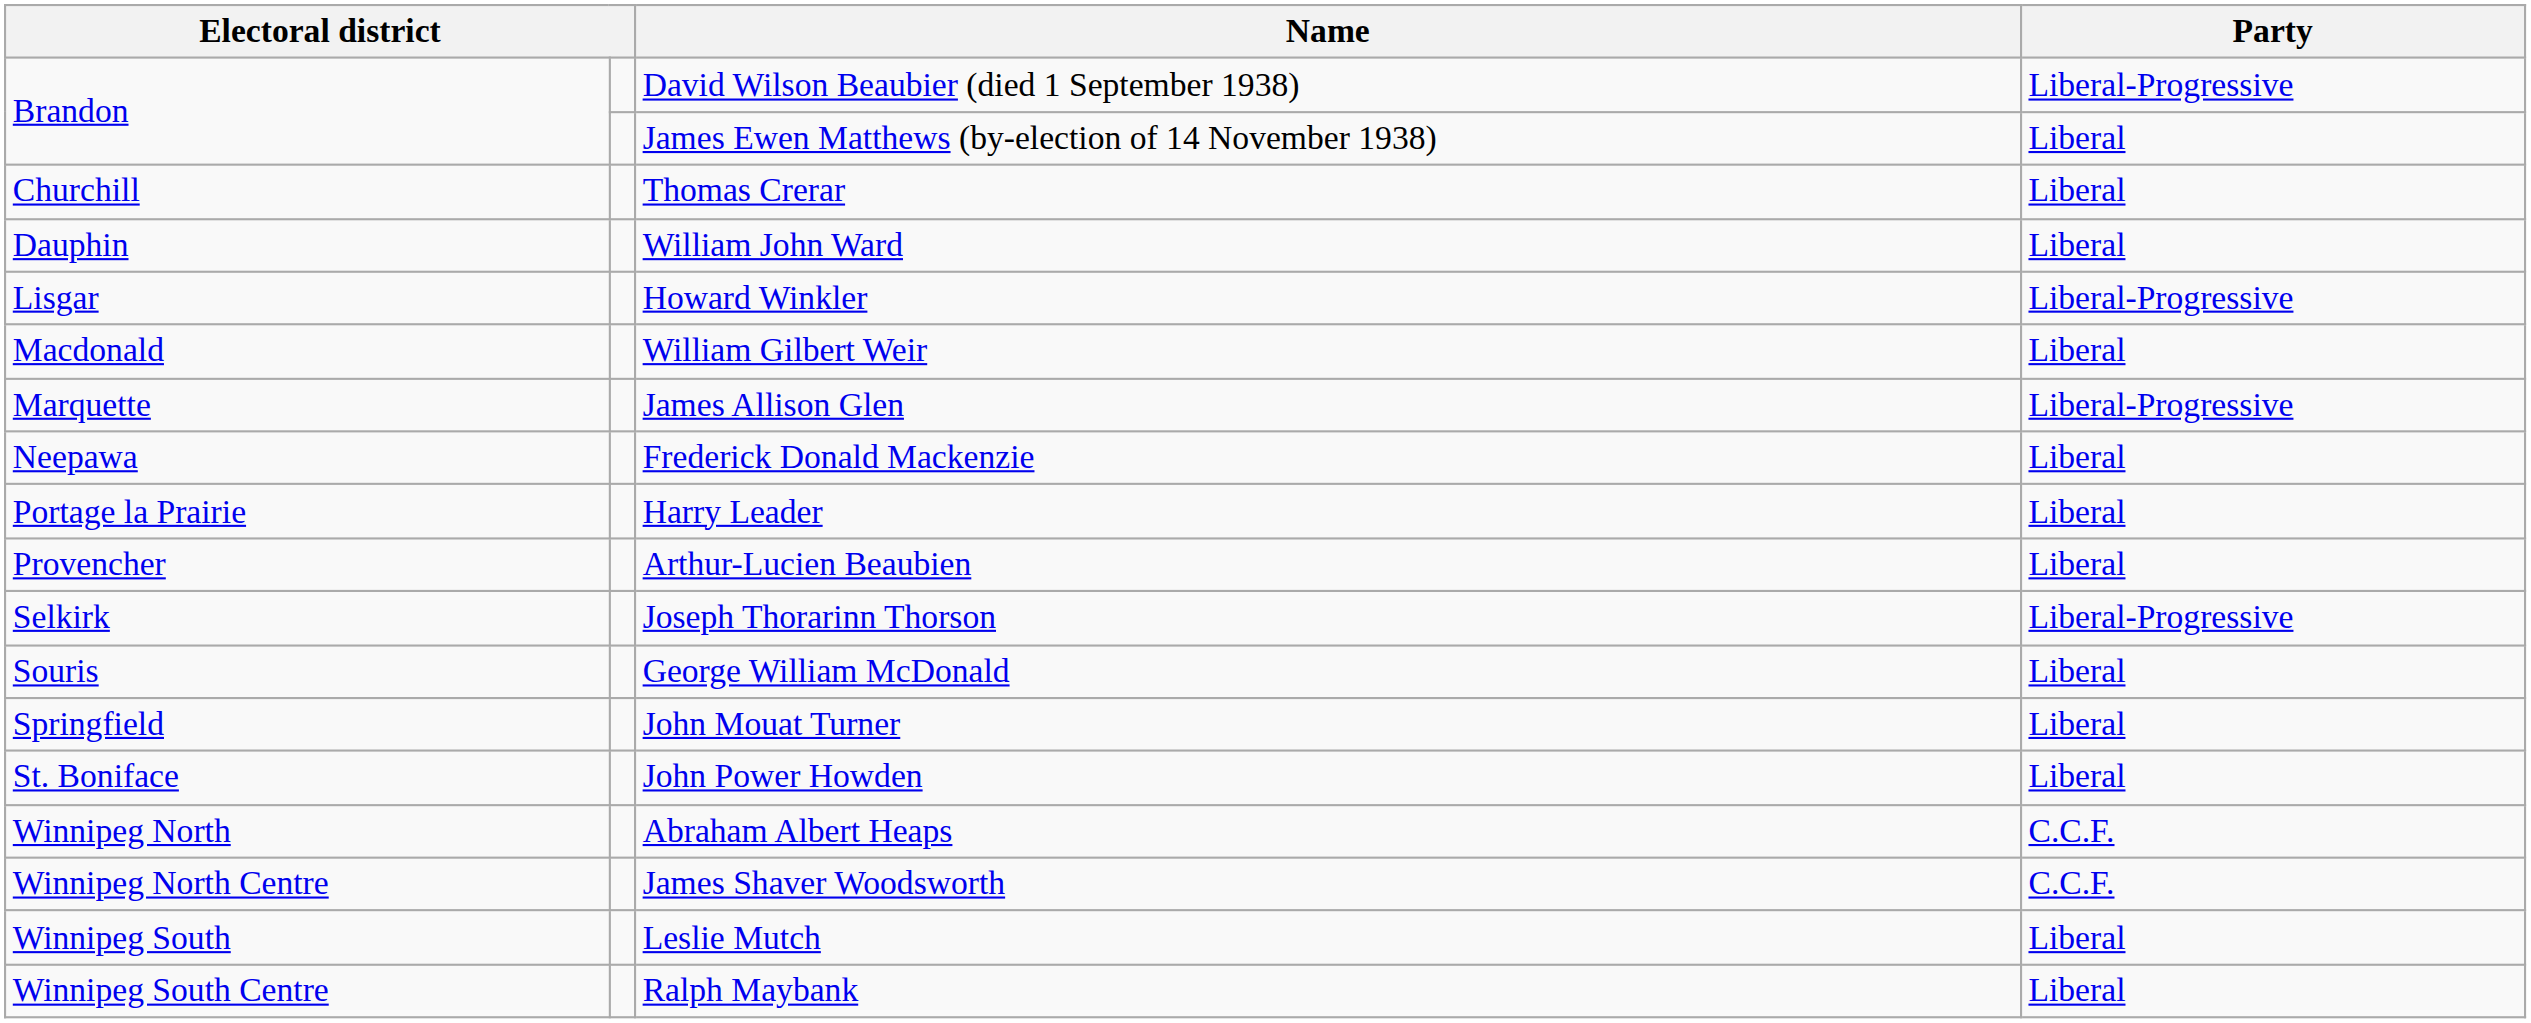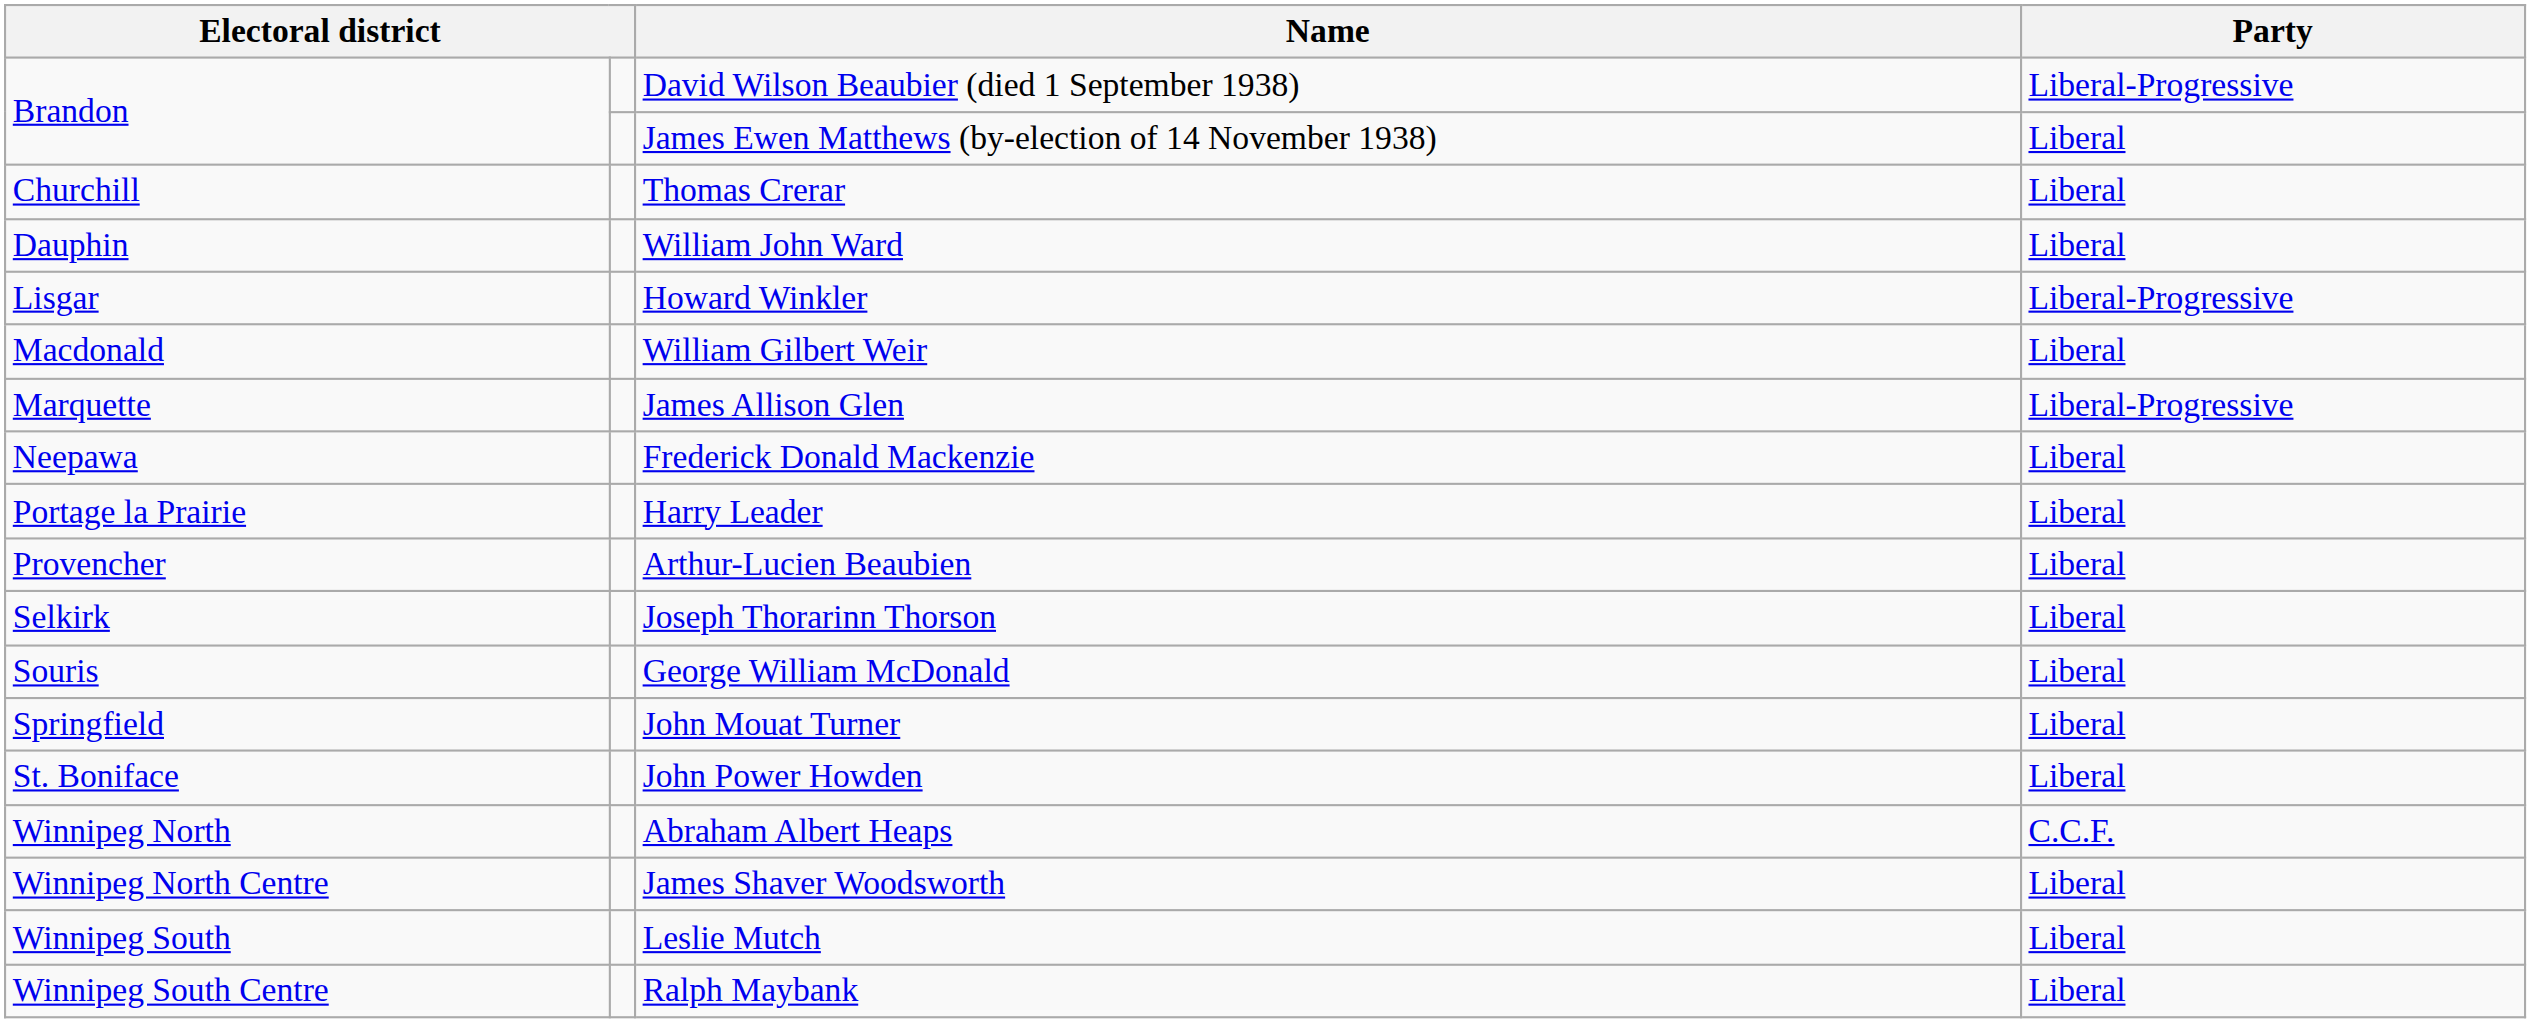(2161, 617) Liberal-Progressive -> (2077, 617) Liberal
(2071, 883) C.C.F. -> (2077, 883) Liberal
